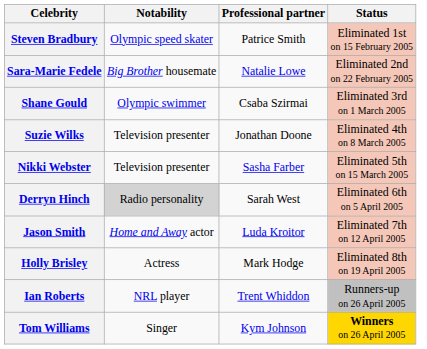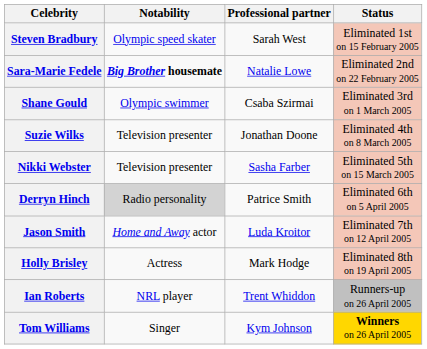(273, 39) Patrice Smith -> (279, 39) Sarah West
(162, 71) normal -> (164, 71) bold
(273, 199) Sarah West -> (279, 199) Patrice Smith
